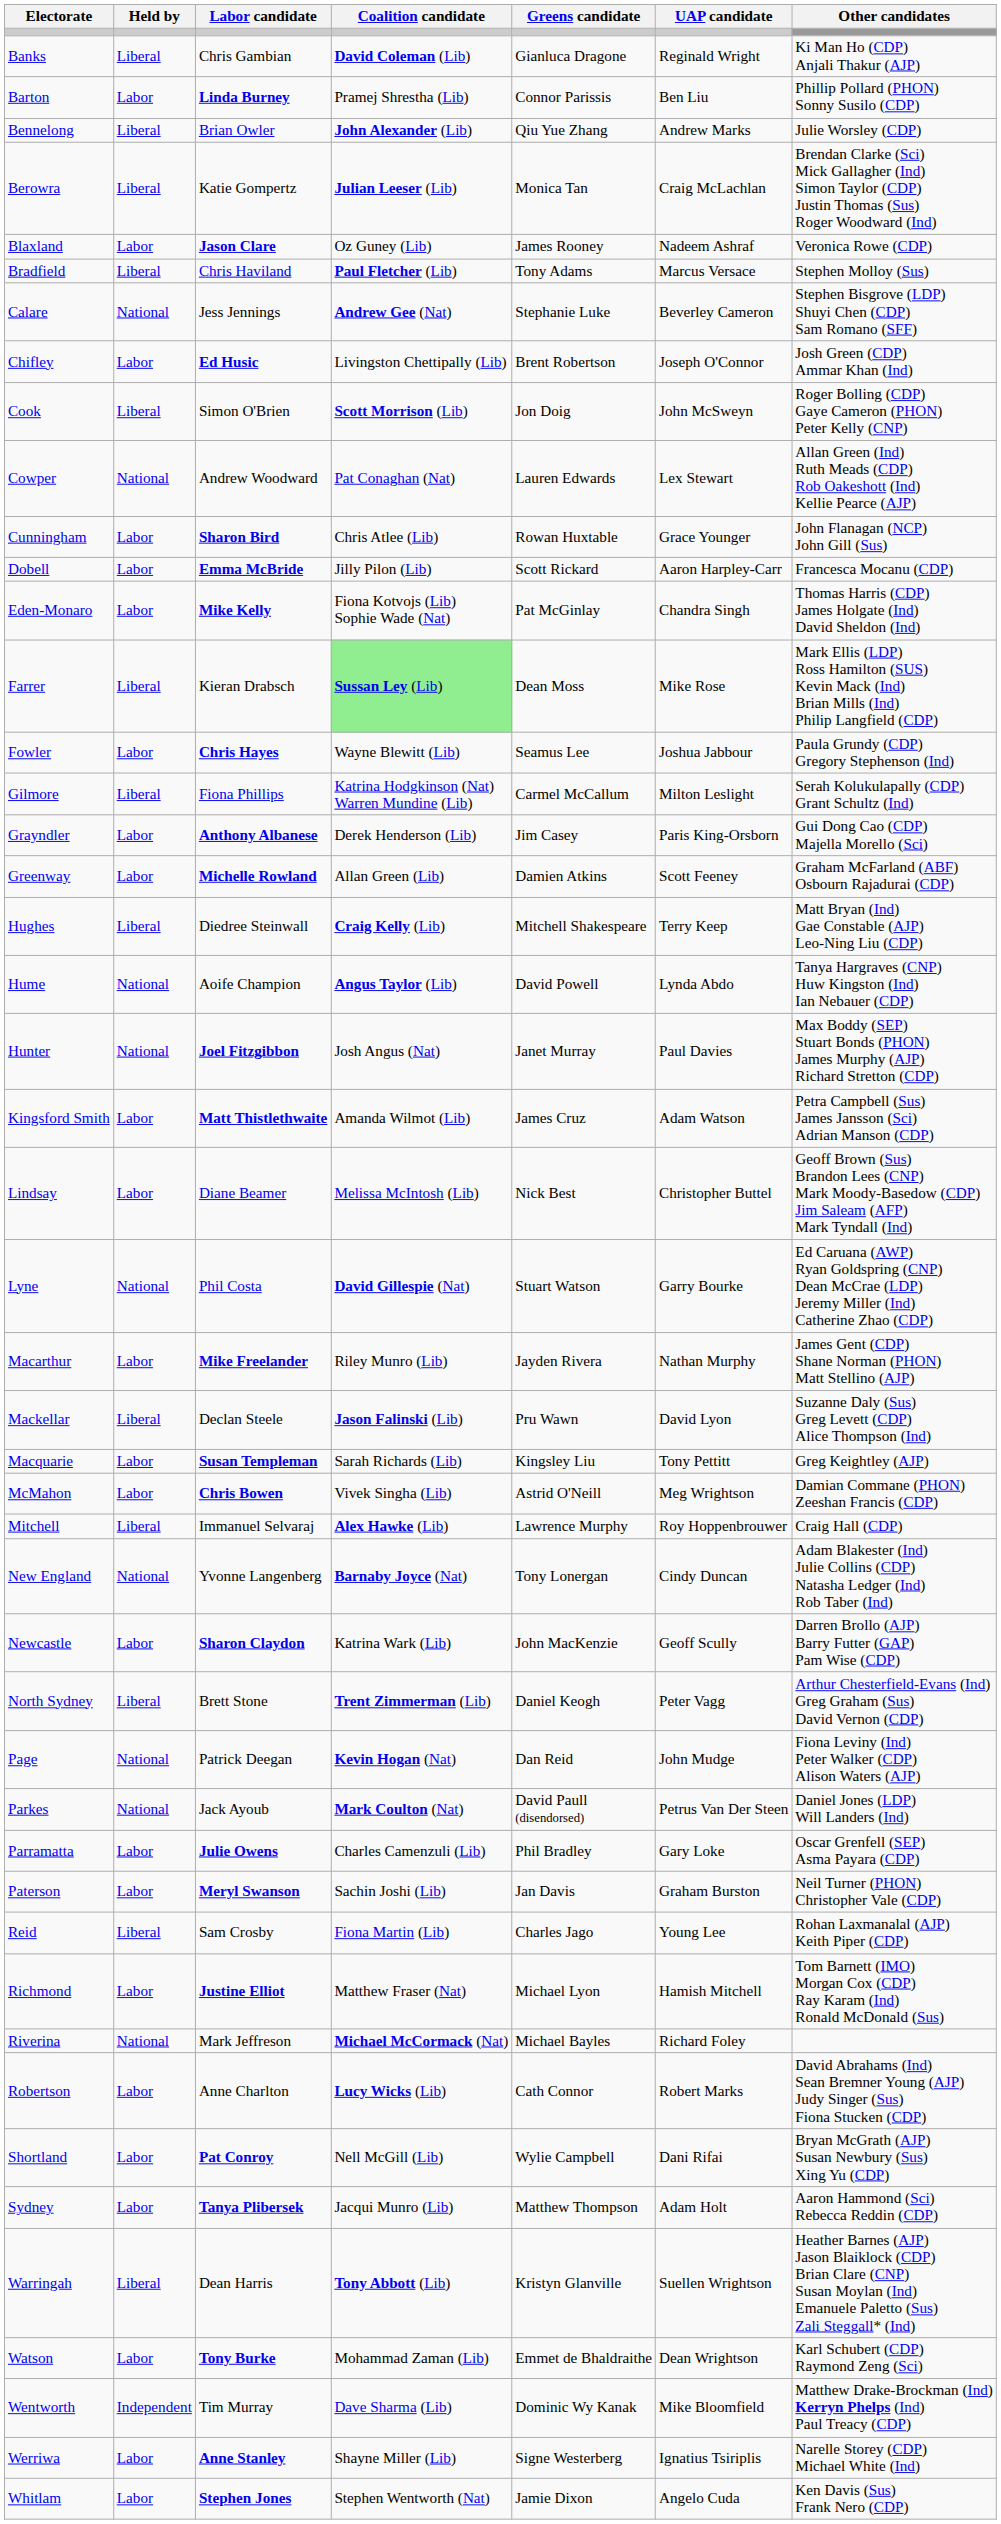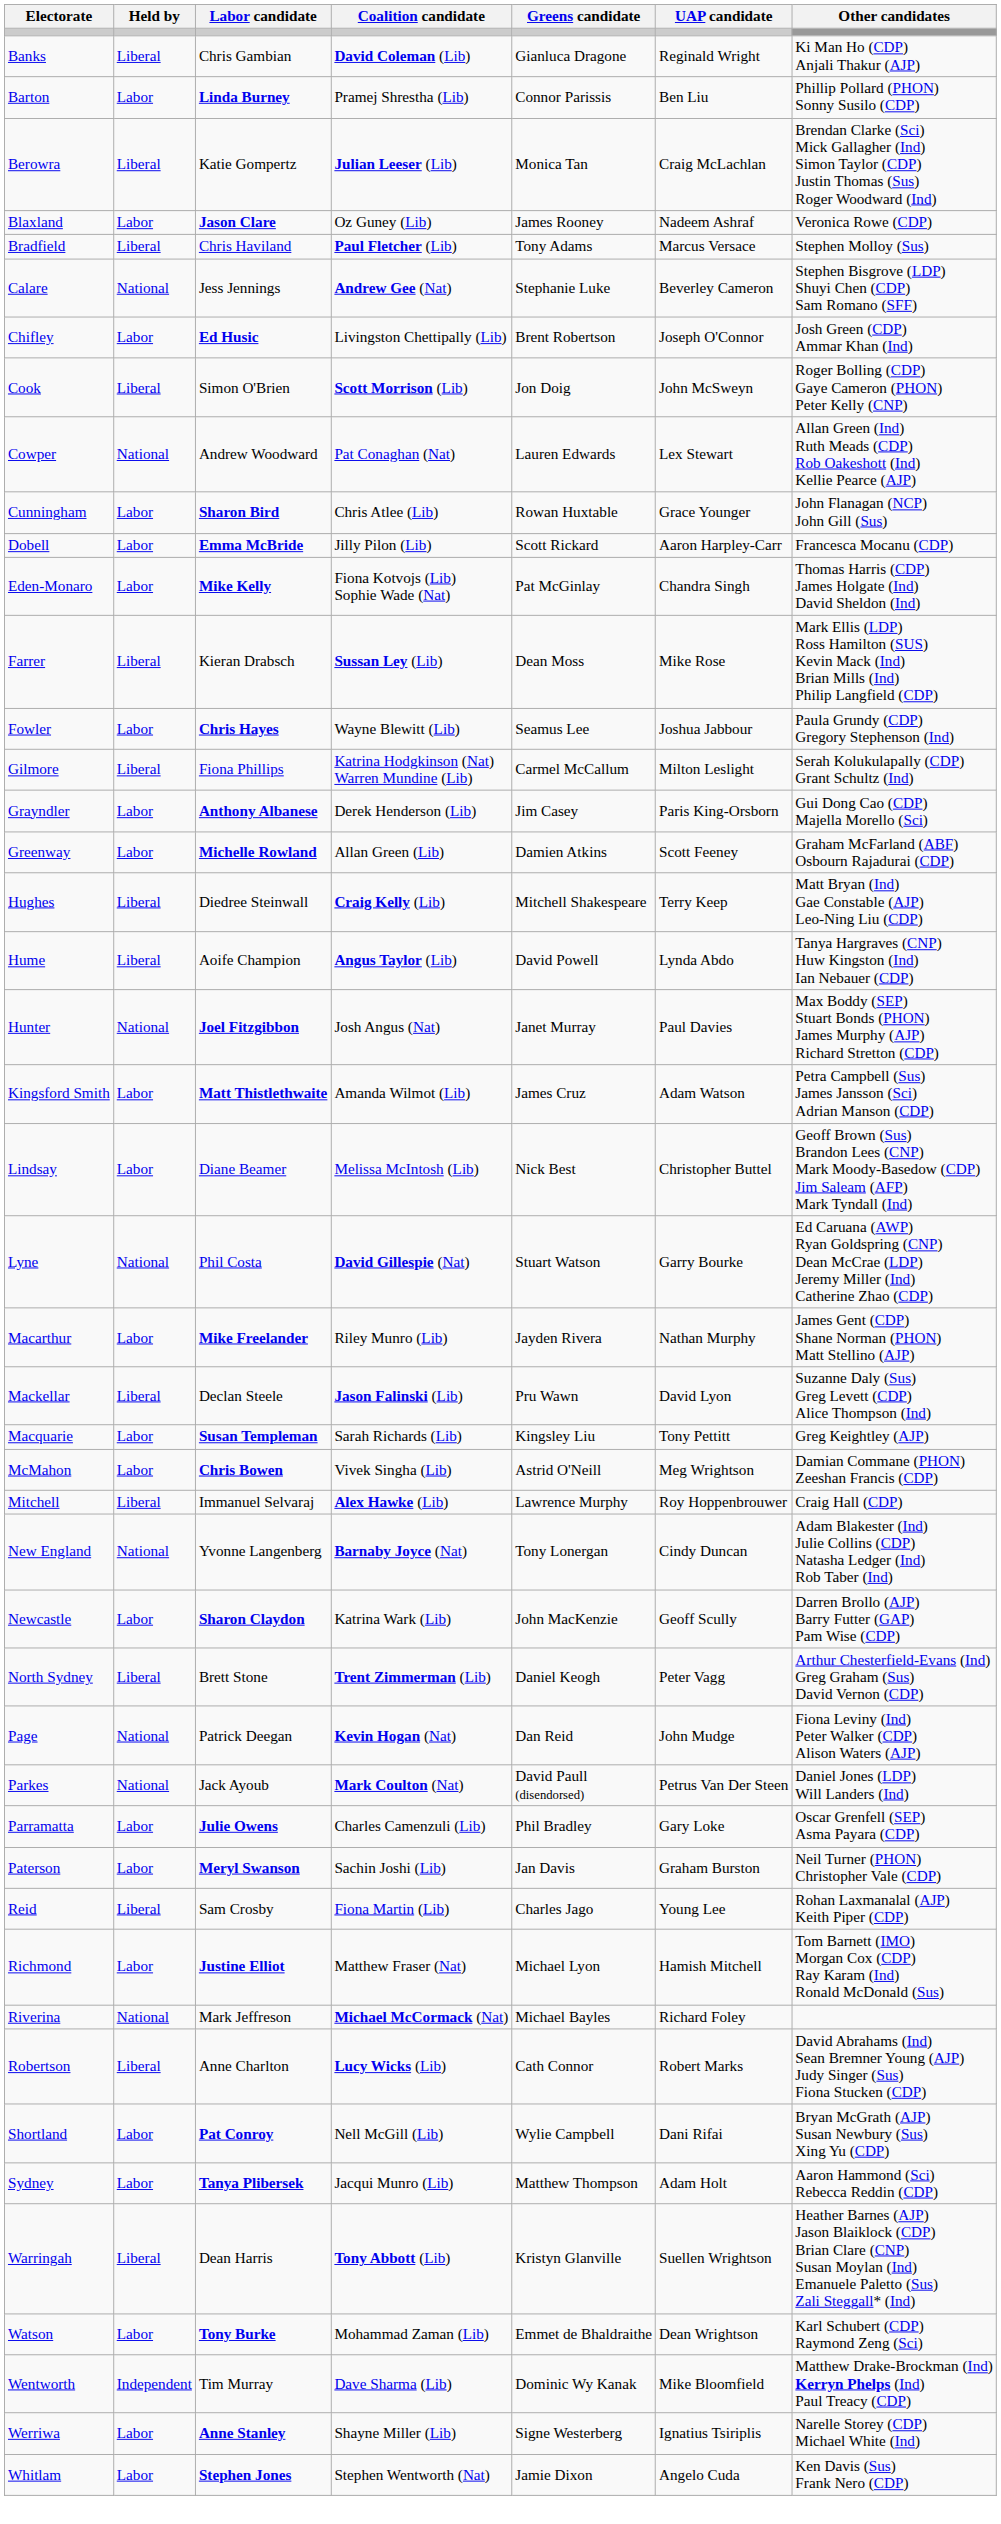- row: (41, 130)
(388, 685) lightgreen background -> (388, 661) no background
(143, 984) National -> (139, 960) Liberal
(135, 2090) Labor -> (139, 2066) Liberal
